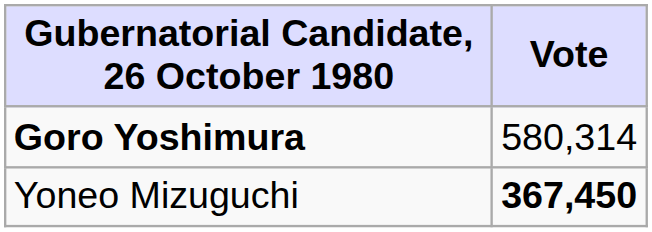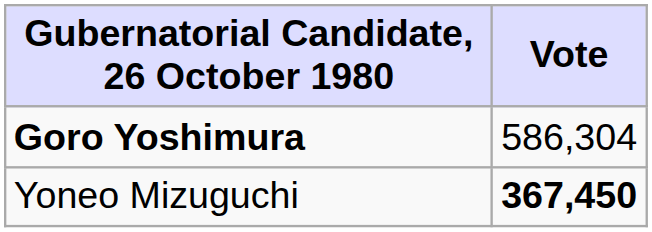(569, 136) 580,314 -> (569, 136) 586,304
